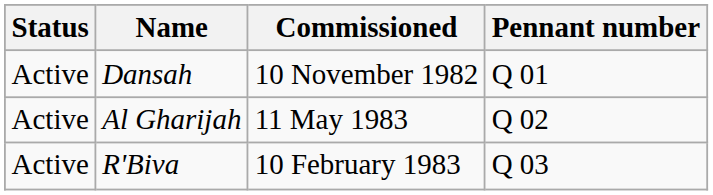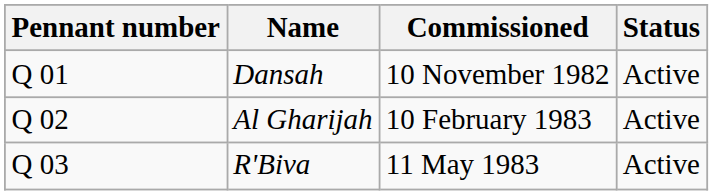columns swapped: (596, 27) <-> (50, 27)
(331, 119) 11 May 1983 -> (489, 119) 10 February 1983
(358, 165) 10 February 1983 -> (463, 165) 11 May 1983
